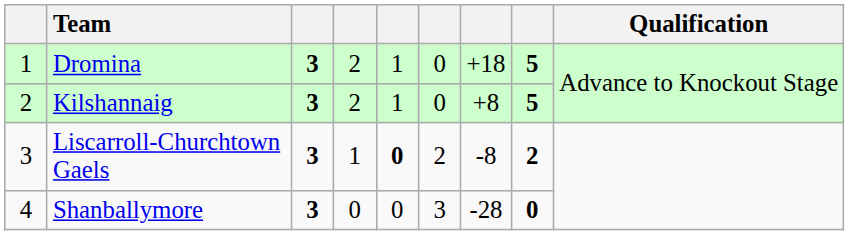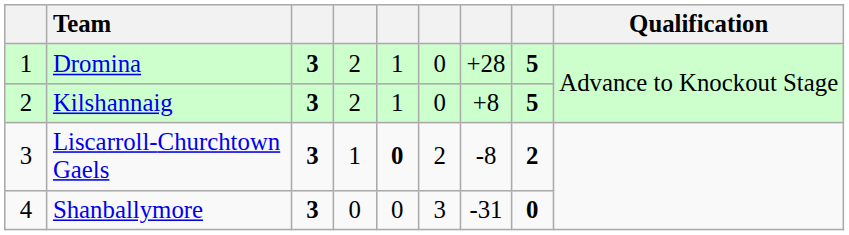(486, 63) +18 -> (486, 63) +28
(486, 209) -28 -> (486, 209) -31
